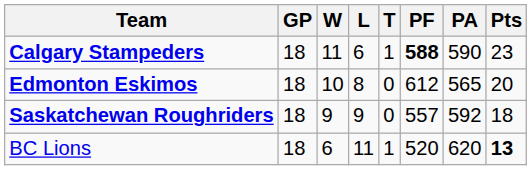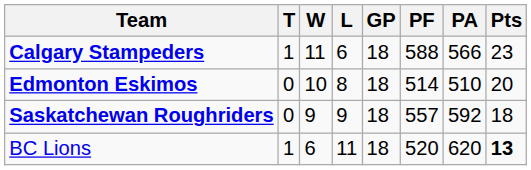columns swapped: (298, 20) <-> (390, 20)
(422, 52) bold -> (422, 52) normal
(465, 52) 590 -> (465, 52) 566
(422, 84) 612 -> (422, 84) 514
(465, 84) 565 -> (465, 84) 510
